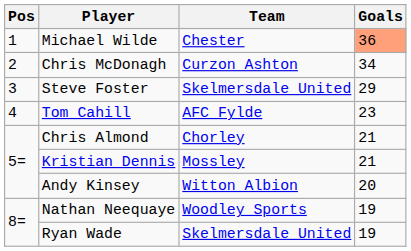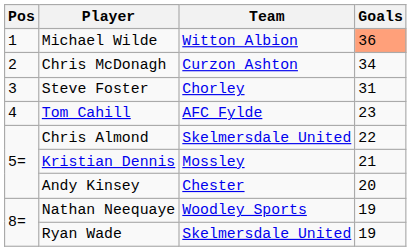(213, 41) Chester -> (240, 41) Witton Albion
(267, 89) Skelmersdale United -> (213, 89) Chorley
(367, 89) 29 -> (367, 89) 31
(213, 137) Chorley -> (267, 137) Skelmersdale United
(367, 137) 21 -> (367, 137) 22
(240, 186) Witton Albion -> (213, 186) Chester
